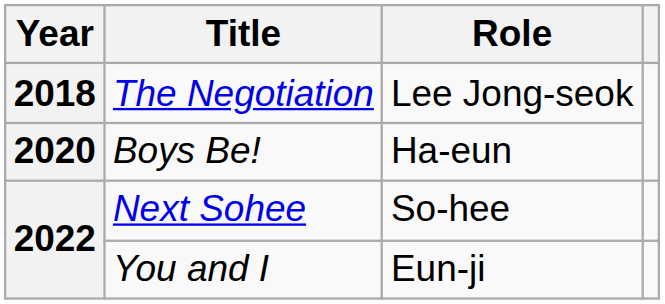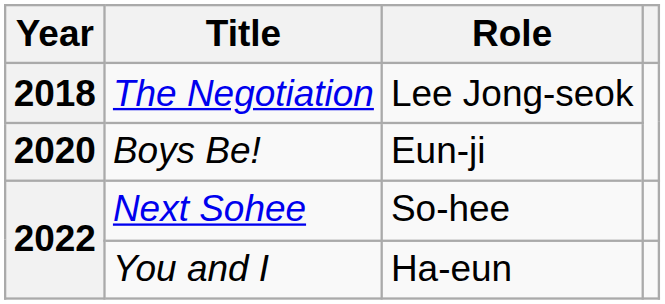(452, 151) Ha-eun -> (438, 151) Eun-ji
(438, 268) Eun-ji -> (452, 268) Ha-eun
